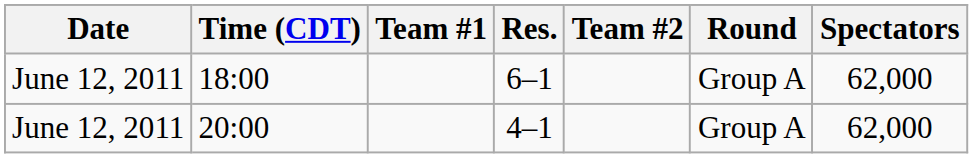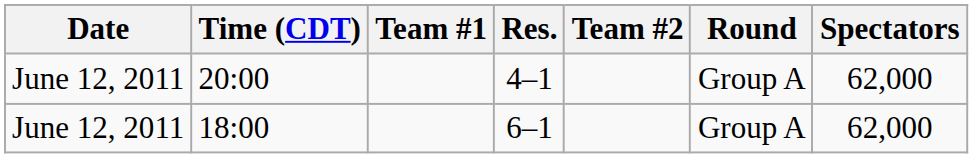rows swapped: (234, 78) <-> (234, 127)
